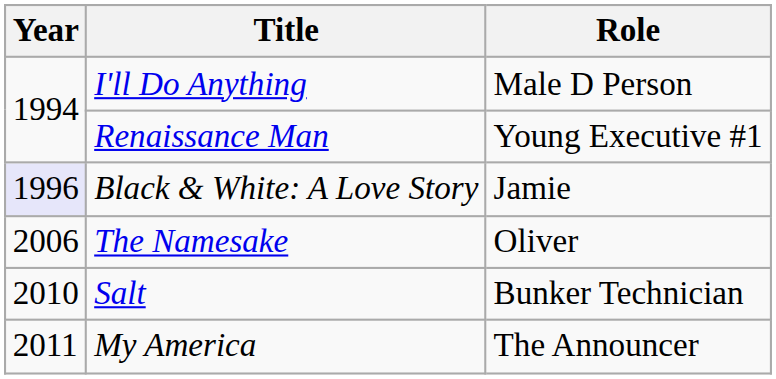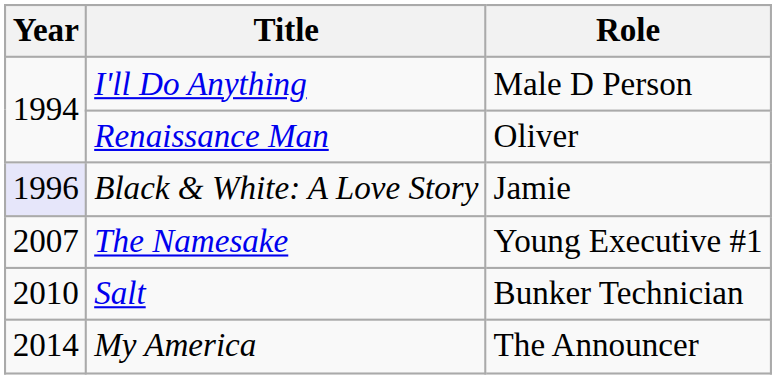(628, 135) Young Executive #1 -> (536, 135) Oliver
(46, 240) 2006 -> (46, 240) 2007
(536, 240) Oliver -> (628, 240) Young Executive #1
(45, 345) 2011 -> (46, 345) 2014
